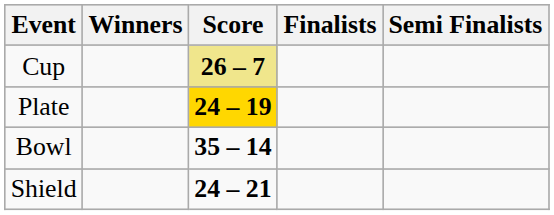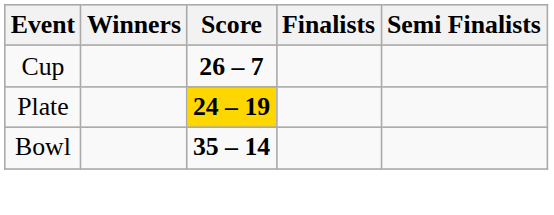(233, 65) khaki background -> (232, 65) no background
- row: (44, 188)
